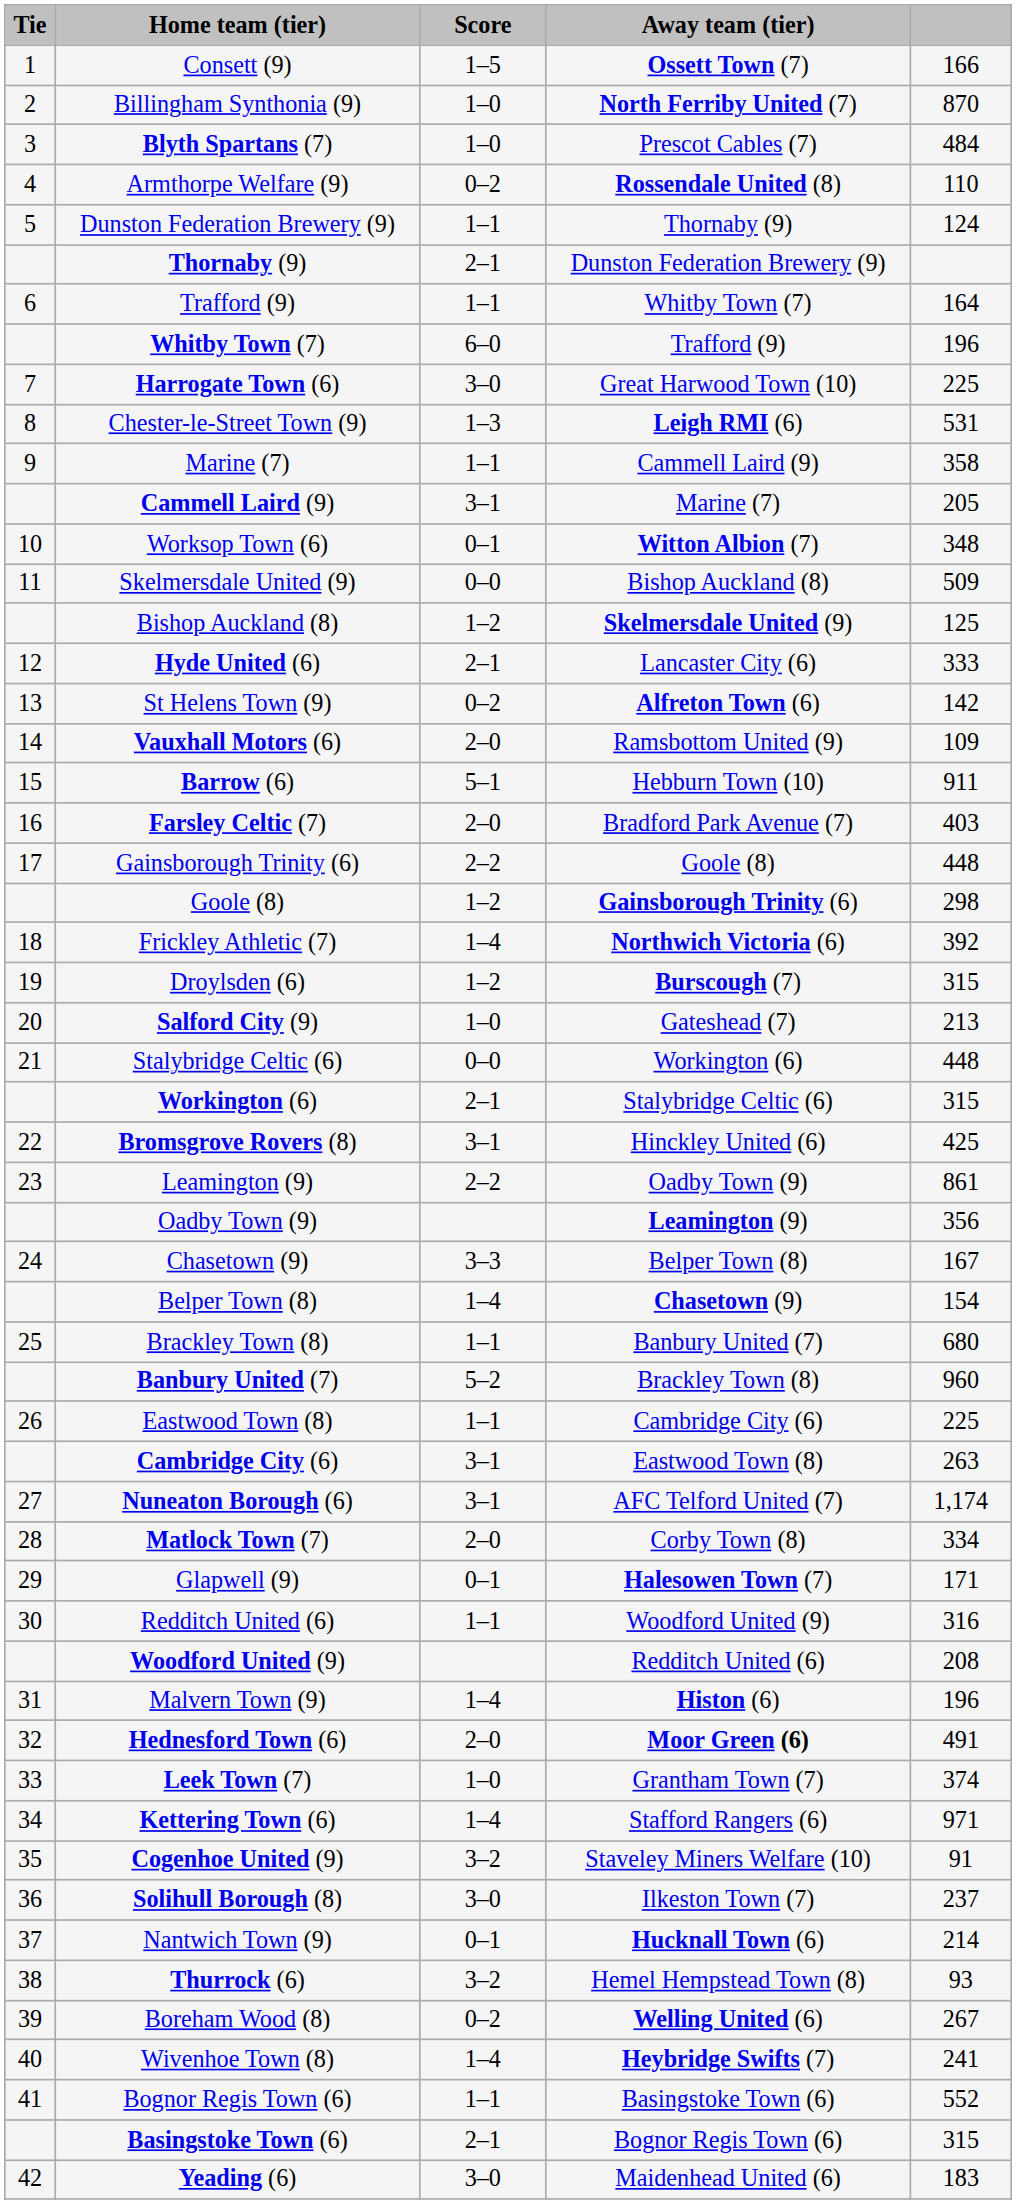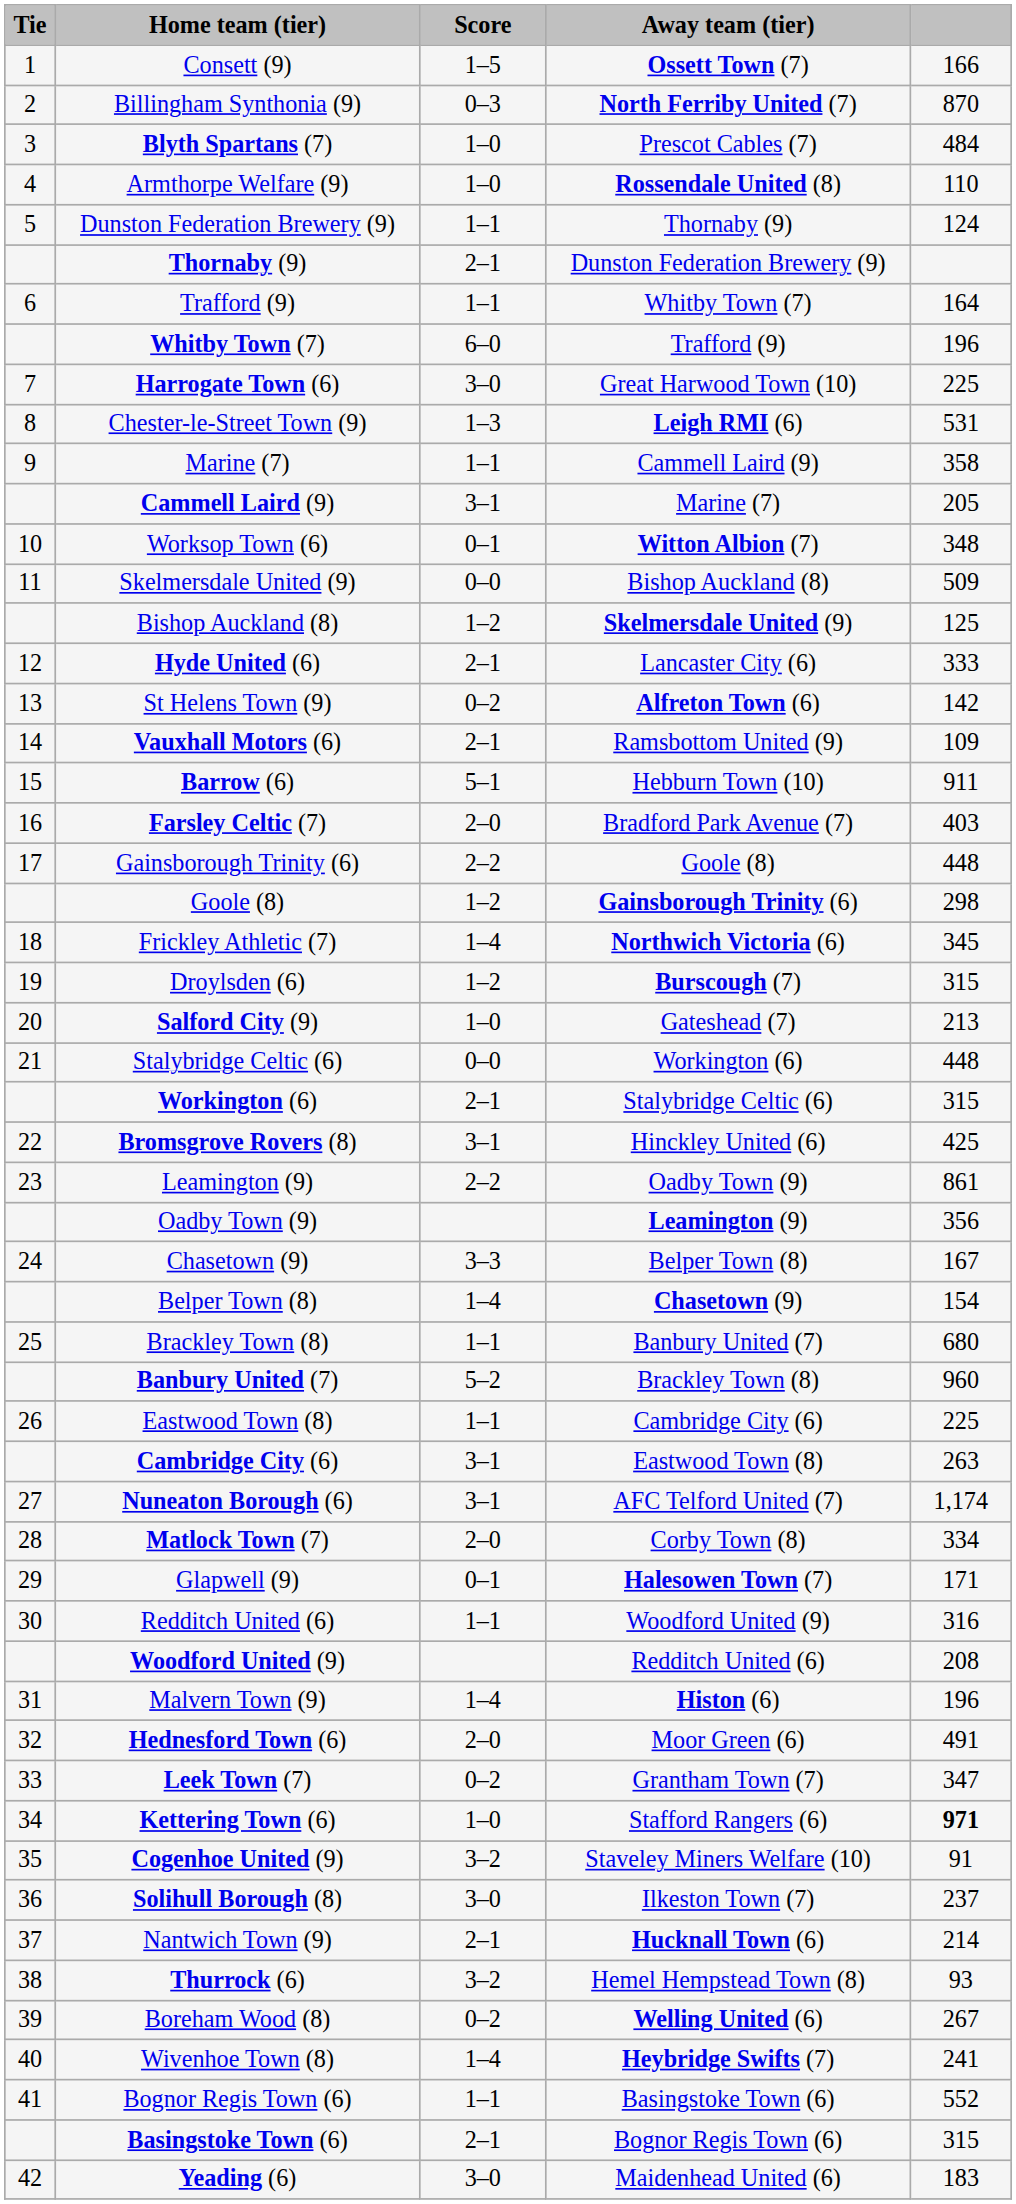(483, 104) 1–0 -> (483, 104) 0–3
(483, 184) 0–2 -> (483, 184) 1–0
(483, 743) 2–0 -> (483, 743) 2–1
(961, 942) 392 -> (961, 942) 345
(728, 1740) bold -> (728, 1740) normal
(483, 1780) 1–0 -> (483, 1780) 0–2
(961, 1780) 374 -> (961, 1780) 347
(483, 1820) 1–4 -> (483, 1820) 1–0
(961, 1820) normal -> (961, 1820) bold
(483, 1940) 0–1 -> (483, 1940) 2–1
